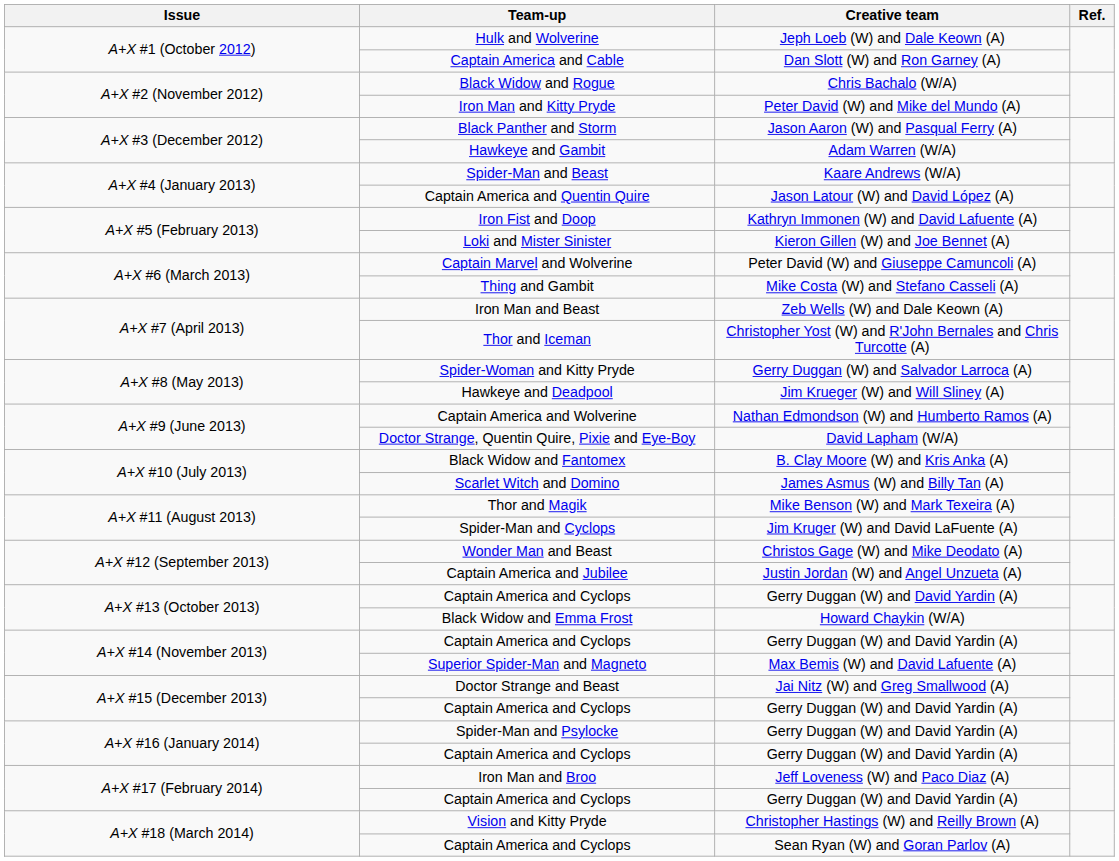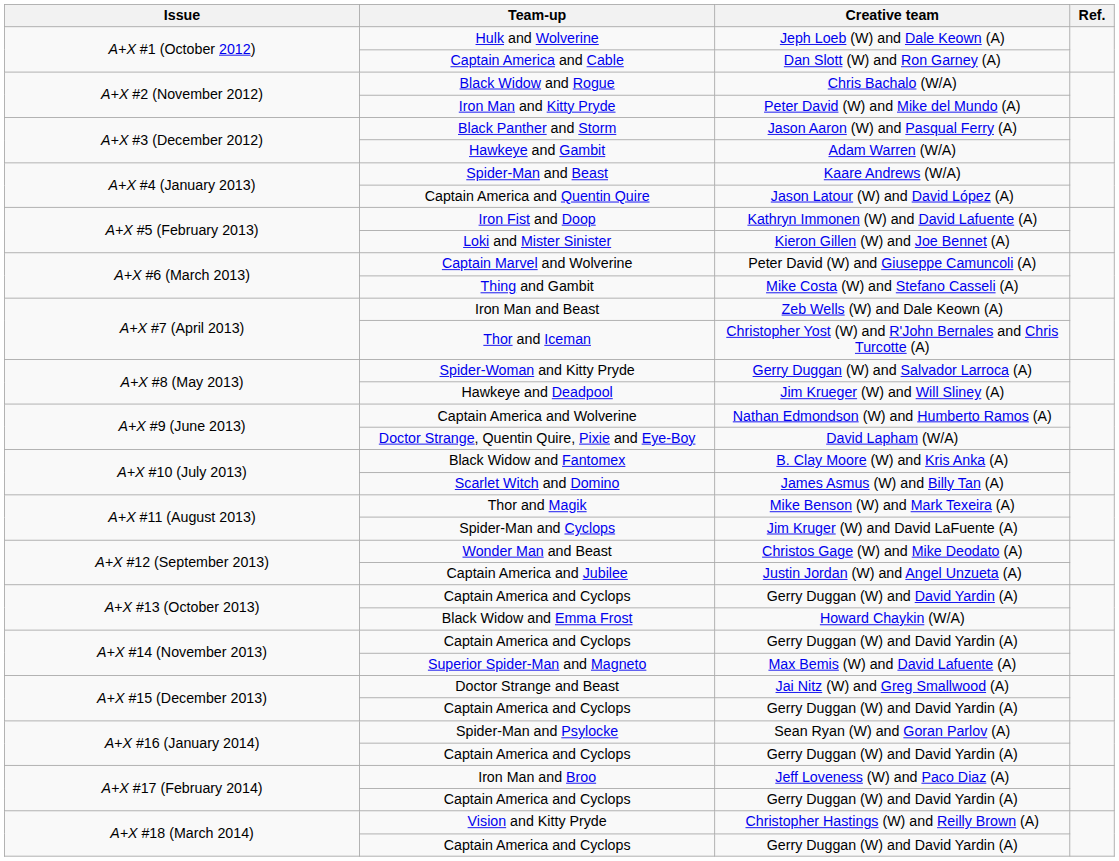(892, 731) Gerry Duggan (W) and David Yardin (A) -> (892, 731) Sean Ryan (W) and Goran Parlov (A)
(892, 844) Sean Ryan (W) and Goran Parlov (A) -> (892, 844) Gerry Duggan (W) and David Yardin (A)
